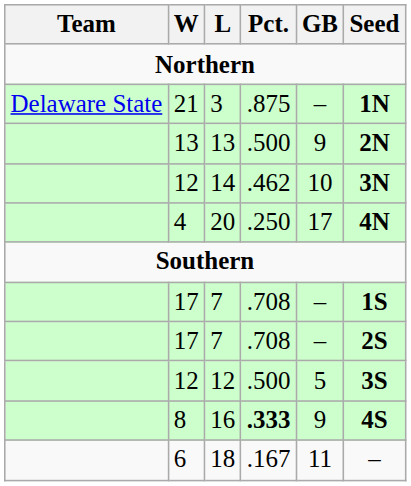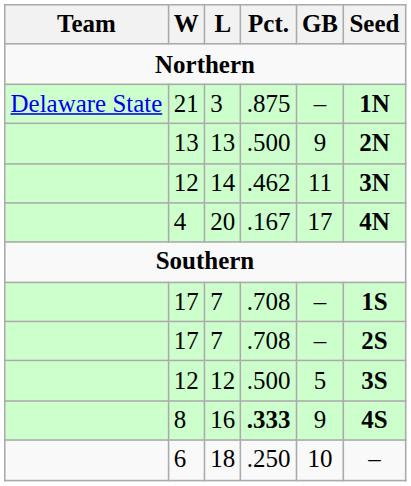(320, 182) 10 -> (320, 182) 11
(269, 222) .250 -> (269, 222) .167
(269, 459) .167 -> (269, 459) .250
(320, 459) 11 -> (320, 459) 10
